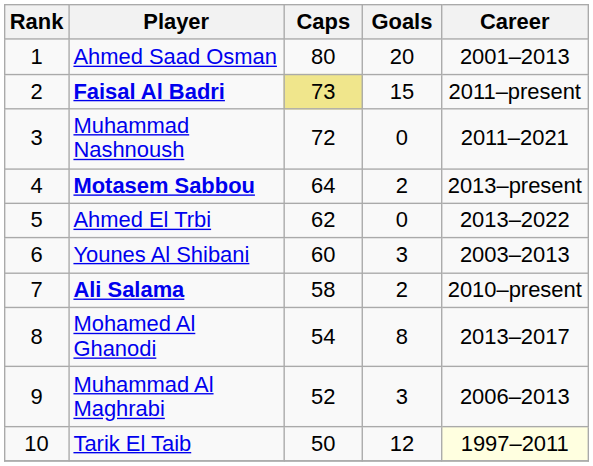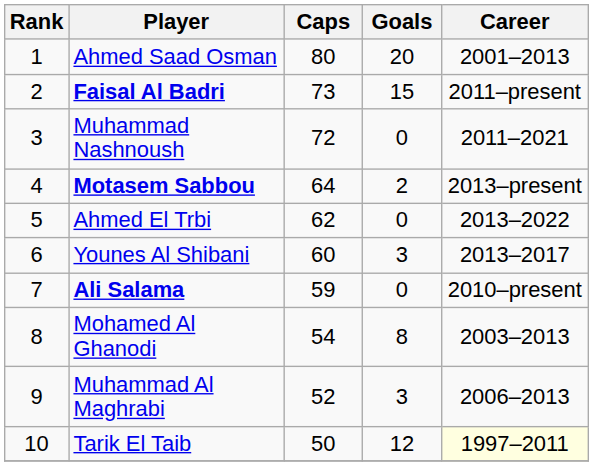(323, 91) khaki background -> (323, 91) no background
(515, 255) 2003–2013 -> (515, 255) 2013–2017
(323, 289) 58 -> (323, 289) 59
(402, 289) 2 -> (402, 289) 0
(515, 336) 2013–2017 -> (515, 336) 2003–2013
